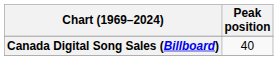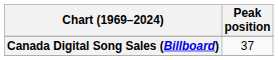(247, 45) 40 -> (247, 45) 37
